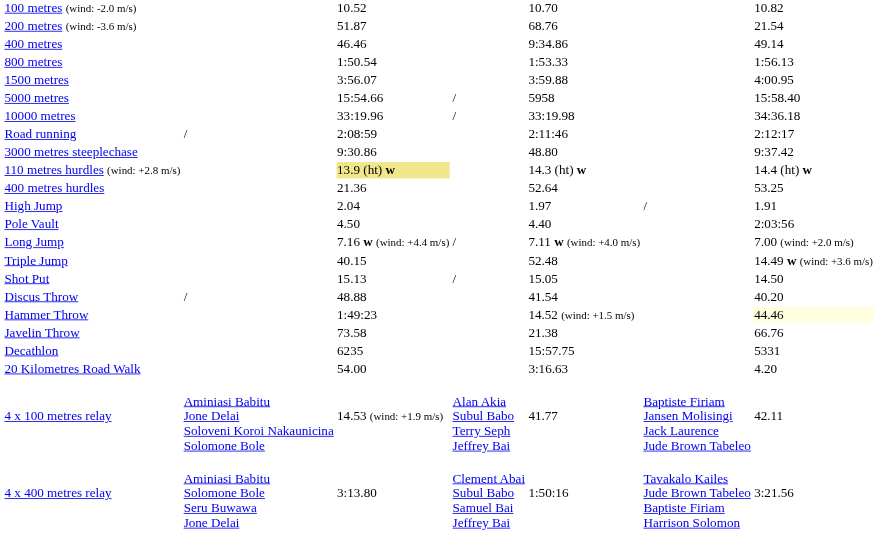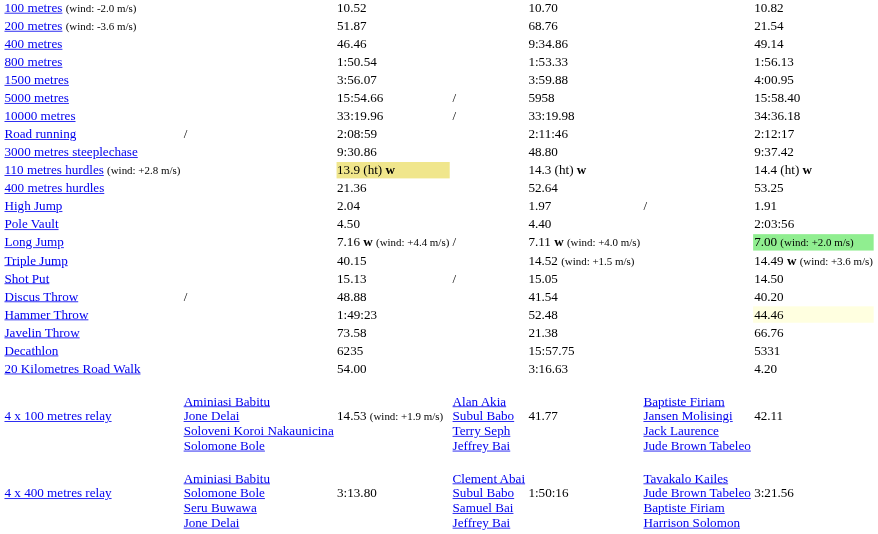(804, 242) no background -> (804, 242) lightgreen background
(543, 260) 52.48 -> (581, 260) 14.52 (wind: +1.5 m/s)
(581, 314) 14.52 (wind: +1.5 m/s) -> (543, 314) 52.48
